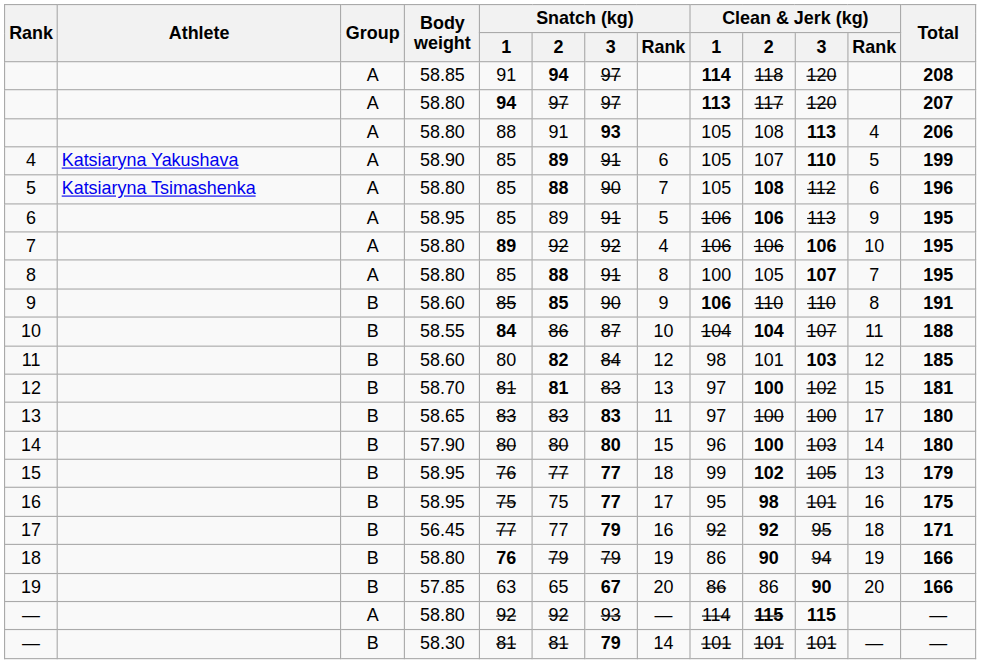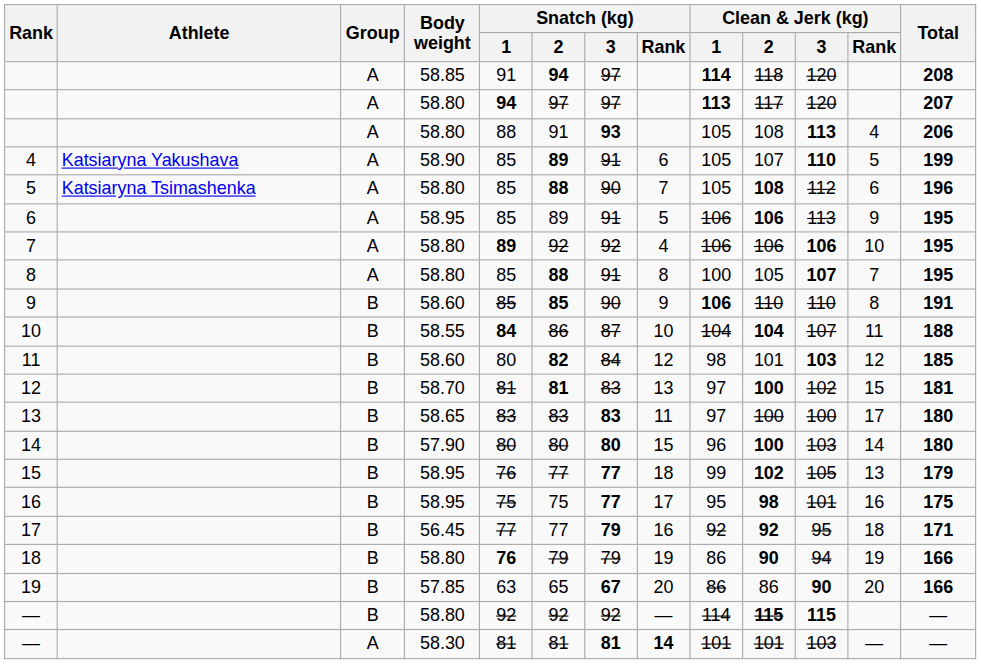(373, 615) A -> (373, 615) B
(611, 615) 93 -> (611, 615) 92
(373, 643) B -> (373, 643) A
(611, 643) 79 -> (611, 643) 81
(663, 643) normal -> (663, 643) bold
(821, 643) 101 -> (821, 643) 103
